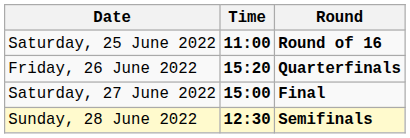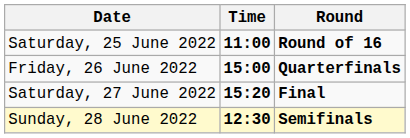(247, 69) 15:20 -> (247, 69) 15:00
(247, 94) 15:00 -> (247, 94) 15:20
